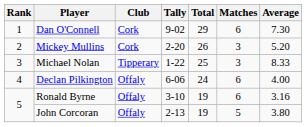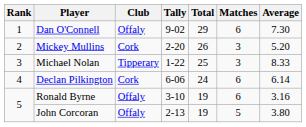(128, 29) Cork -> (131, 29) Offaly
(131, 79) Offaly -> (128, 79) Cork
(281, 79) 4.00 -> (281, 79) 6.14
